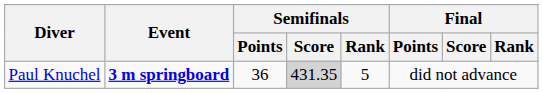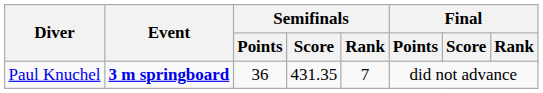(314, 74) lightgrey background -> (314, 74) no background
(365, 74) 5 -> (365, 74) 7
